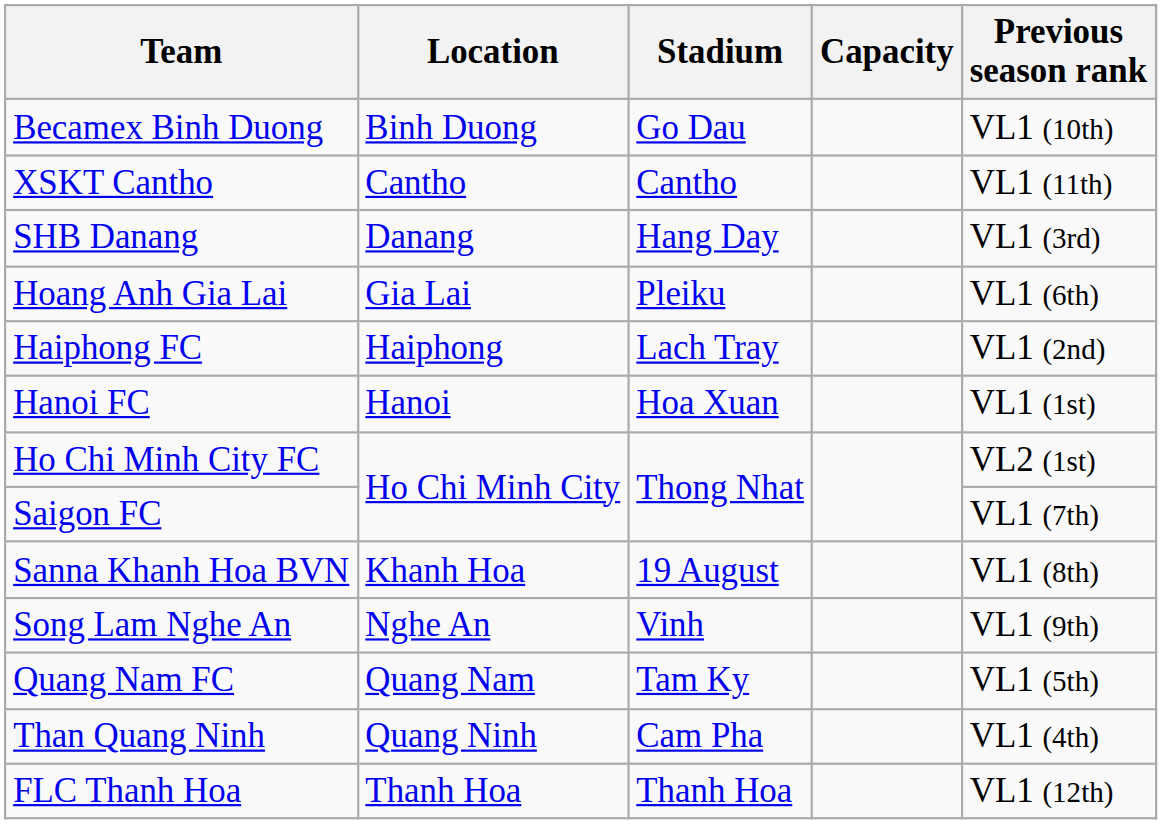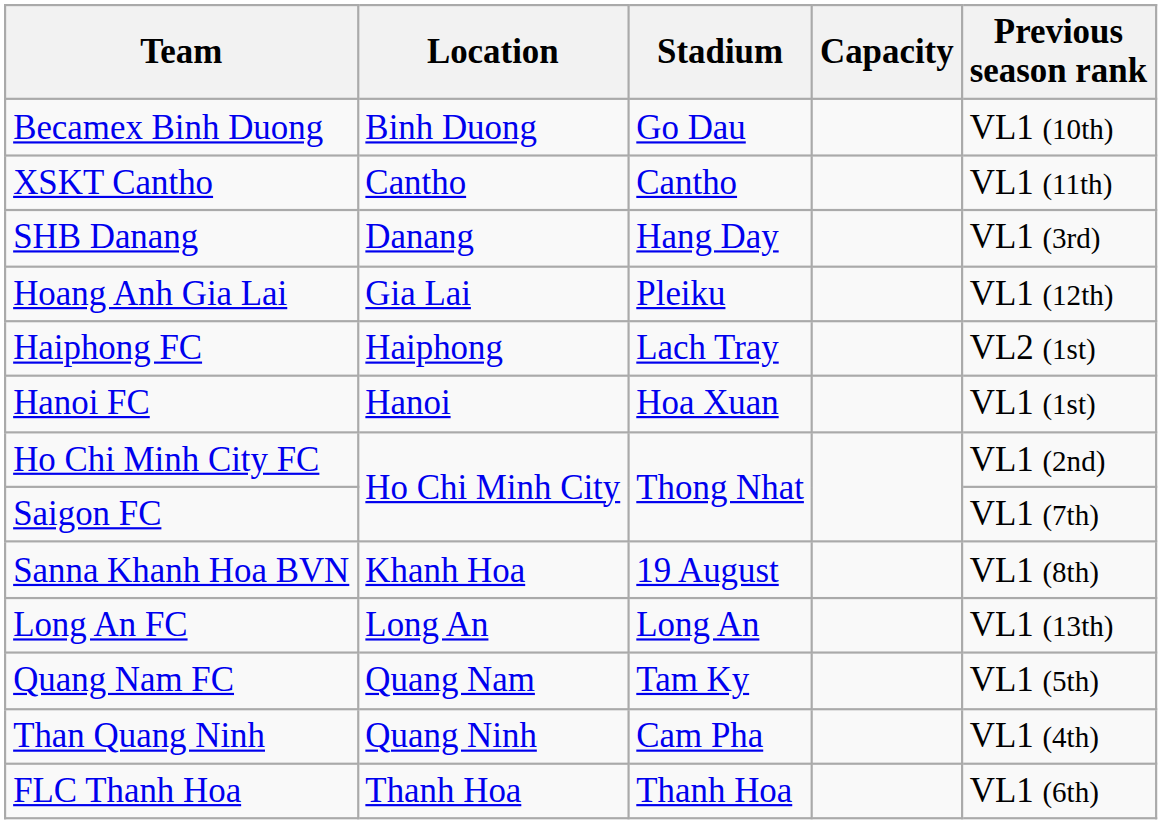(1034, 292) VL1 (6th) -> (1042, 292) VL1 (12th)
(1038, 347) VL1 (2nd) -> (1033, 347) VL2 (1st)
(1033, 458) VL2 (1st) -> (1038, 458) VL1 (2nd)
+ row: (100, 624)
- row: (152, 624)
(1042, 790) VL1 (12th) -> (1034, 790) VL1 (6th)
